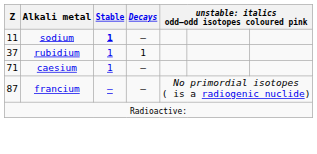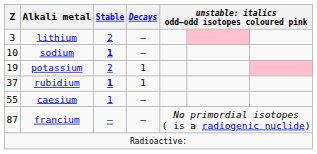+ row: (57, 37)
(12, 37) 11 -> (12, 53) 10
+ row: (57, 68)
(110, 53) normal -> (110, 83) bold
(12, 68) 71 -> (12, 99) 55
